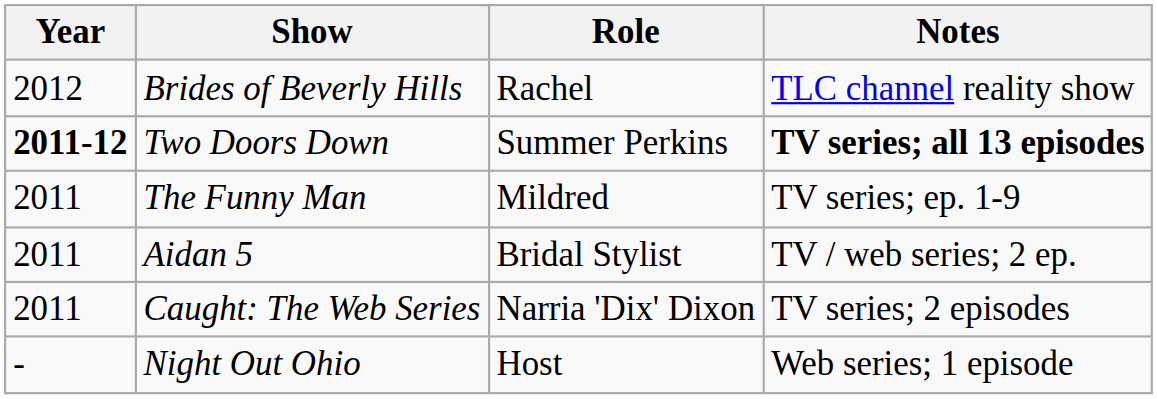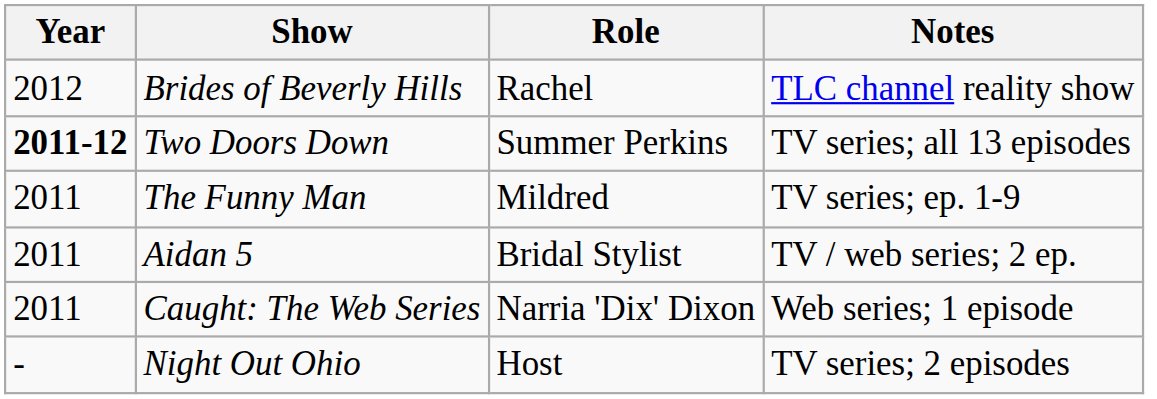(958, 142) bold -> (951, 142) normal
(921, 308) TV series; 2 episodes -> (922, 308) Web series; 1 episode
(922, 364) Web series; 1 episode -> (921, 364) TV series; 2 episodes
